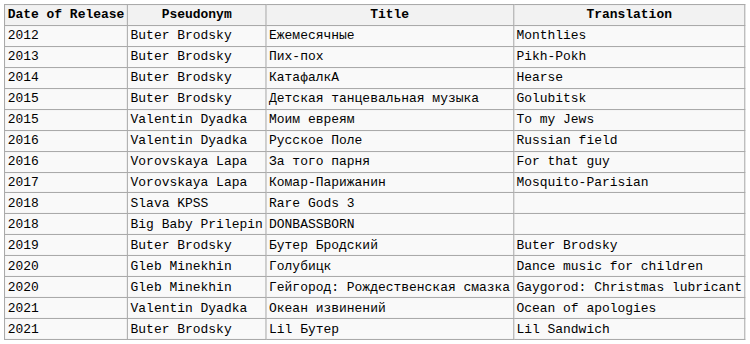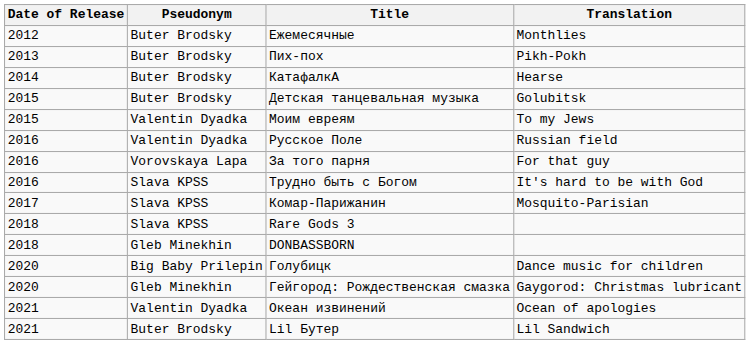+ row: (343, 183)
(189, 183) Vorovskaya Lapa -> (169, 204) Slava KPSS
(197, 225) Big Baby Prilepin -> (181, 246) Gleb Minekhin
- row: (323, 246)
(181, 267) Gleb Minekhin -> (197, 267) Big Baby Prilepin
